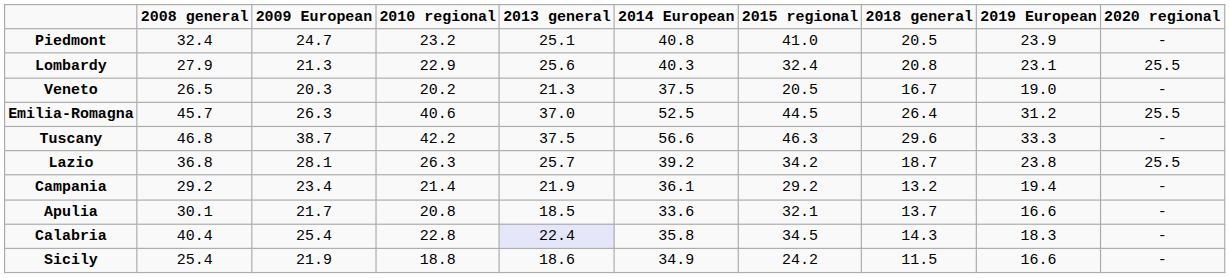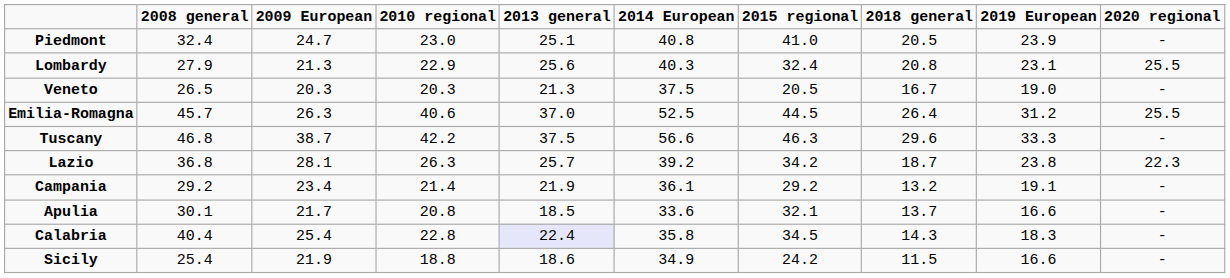(438, 41) 23.2 -> (438, 41) 23.0
(438, 90) 20.2 -> (438, 90) 20.3
(1162, 163) 25.5 -> (1162, 163) 22.3
(1039, 187) 19.4 -> (1039, 187) 19.1
